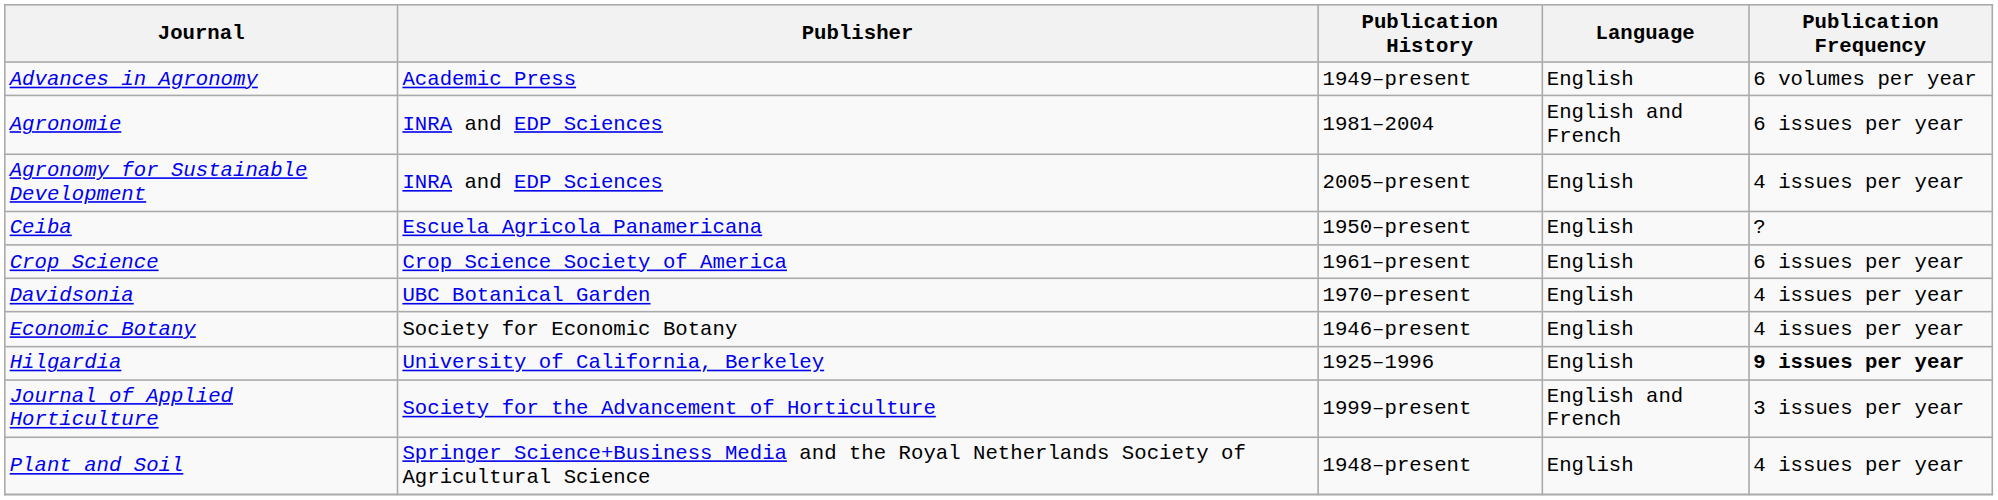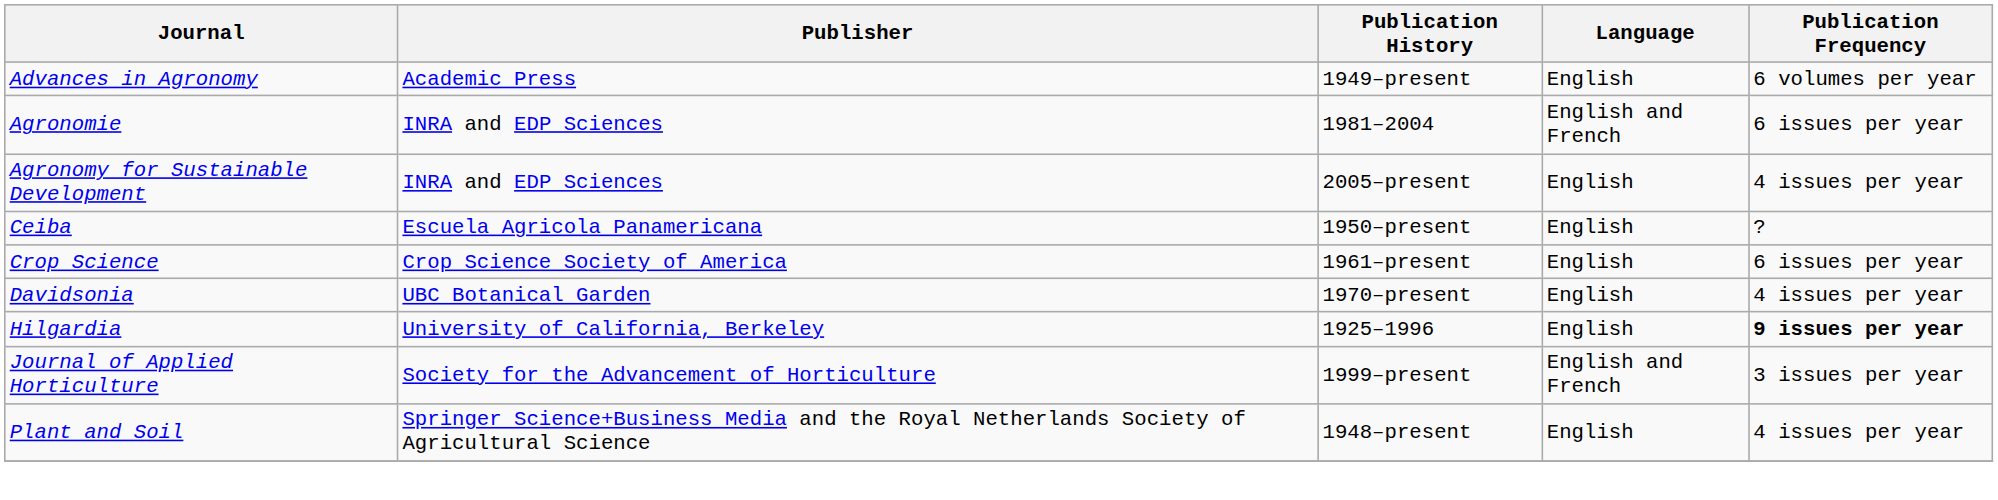- row: (103, 329)
